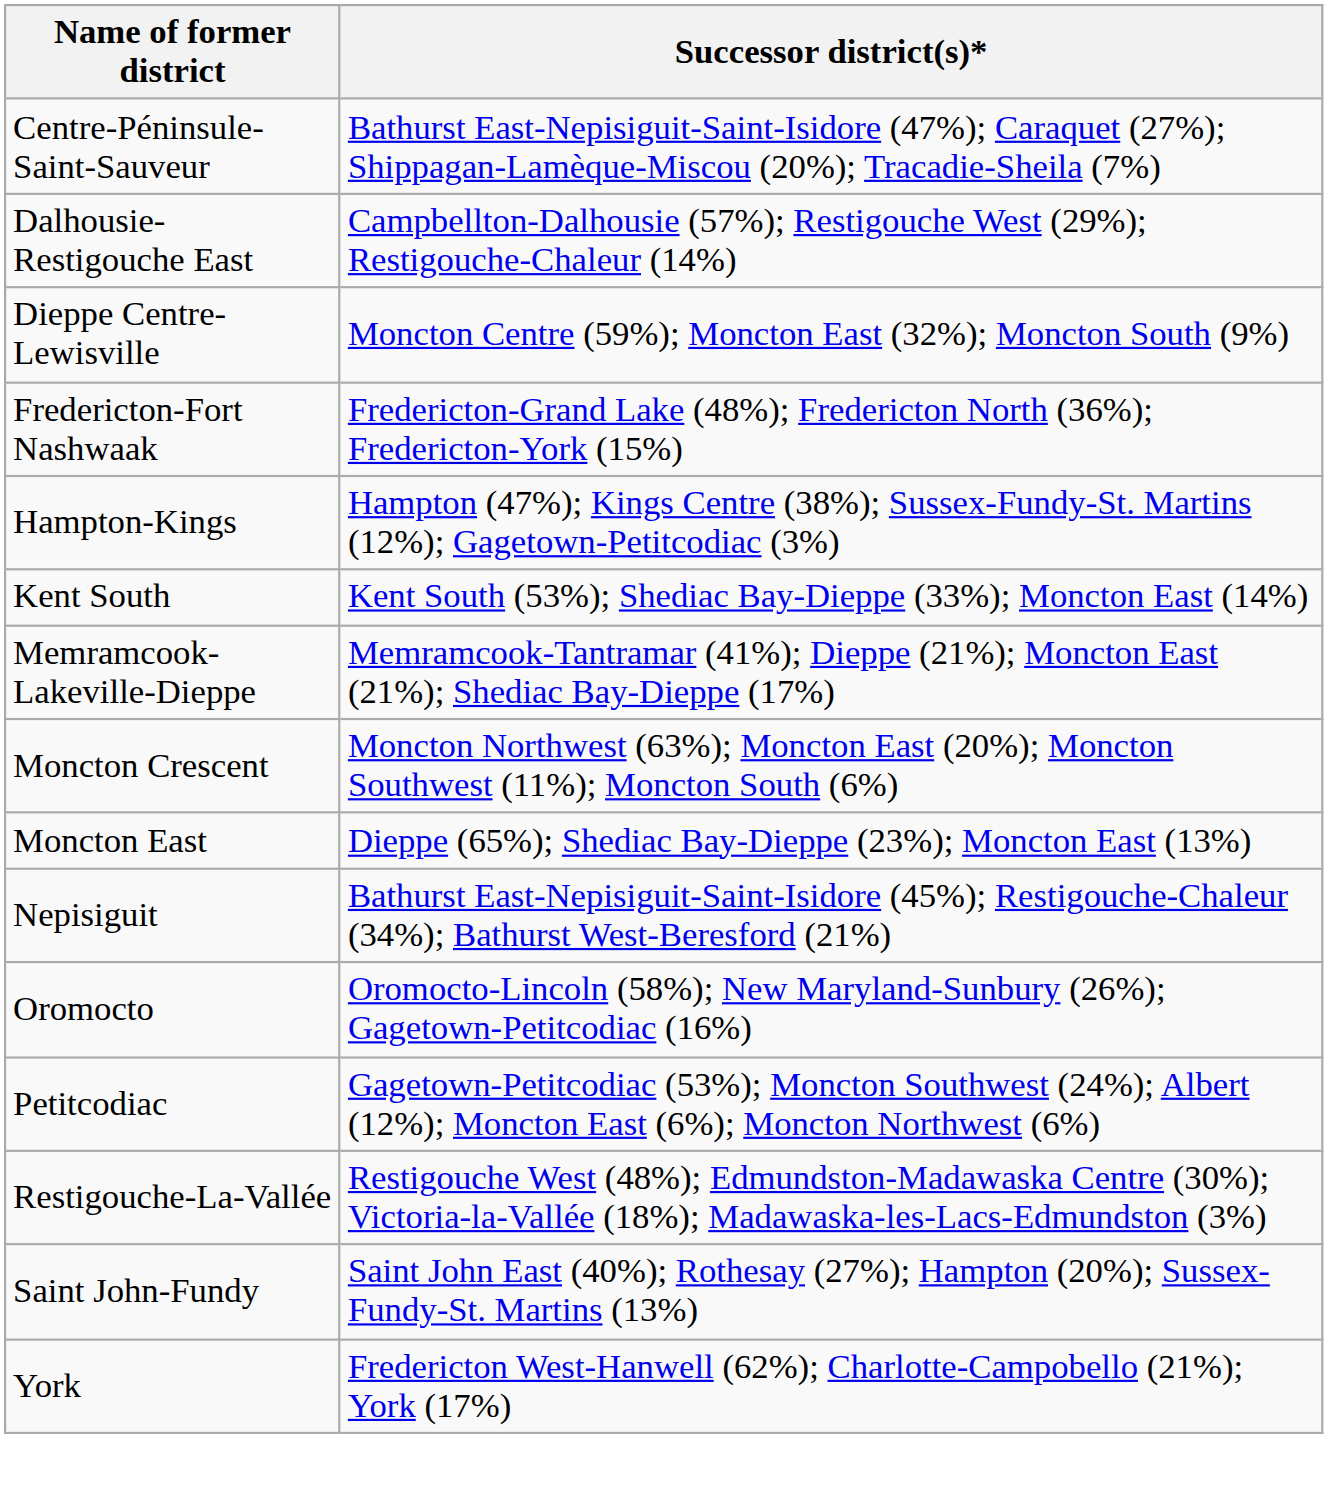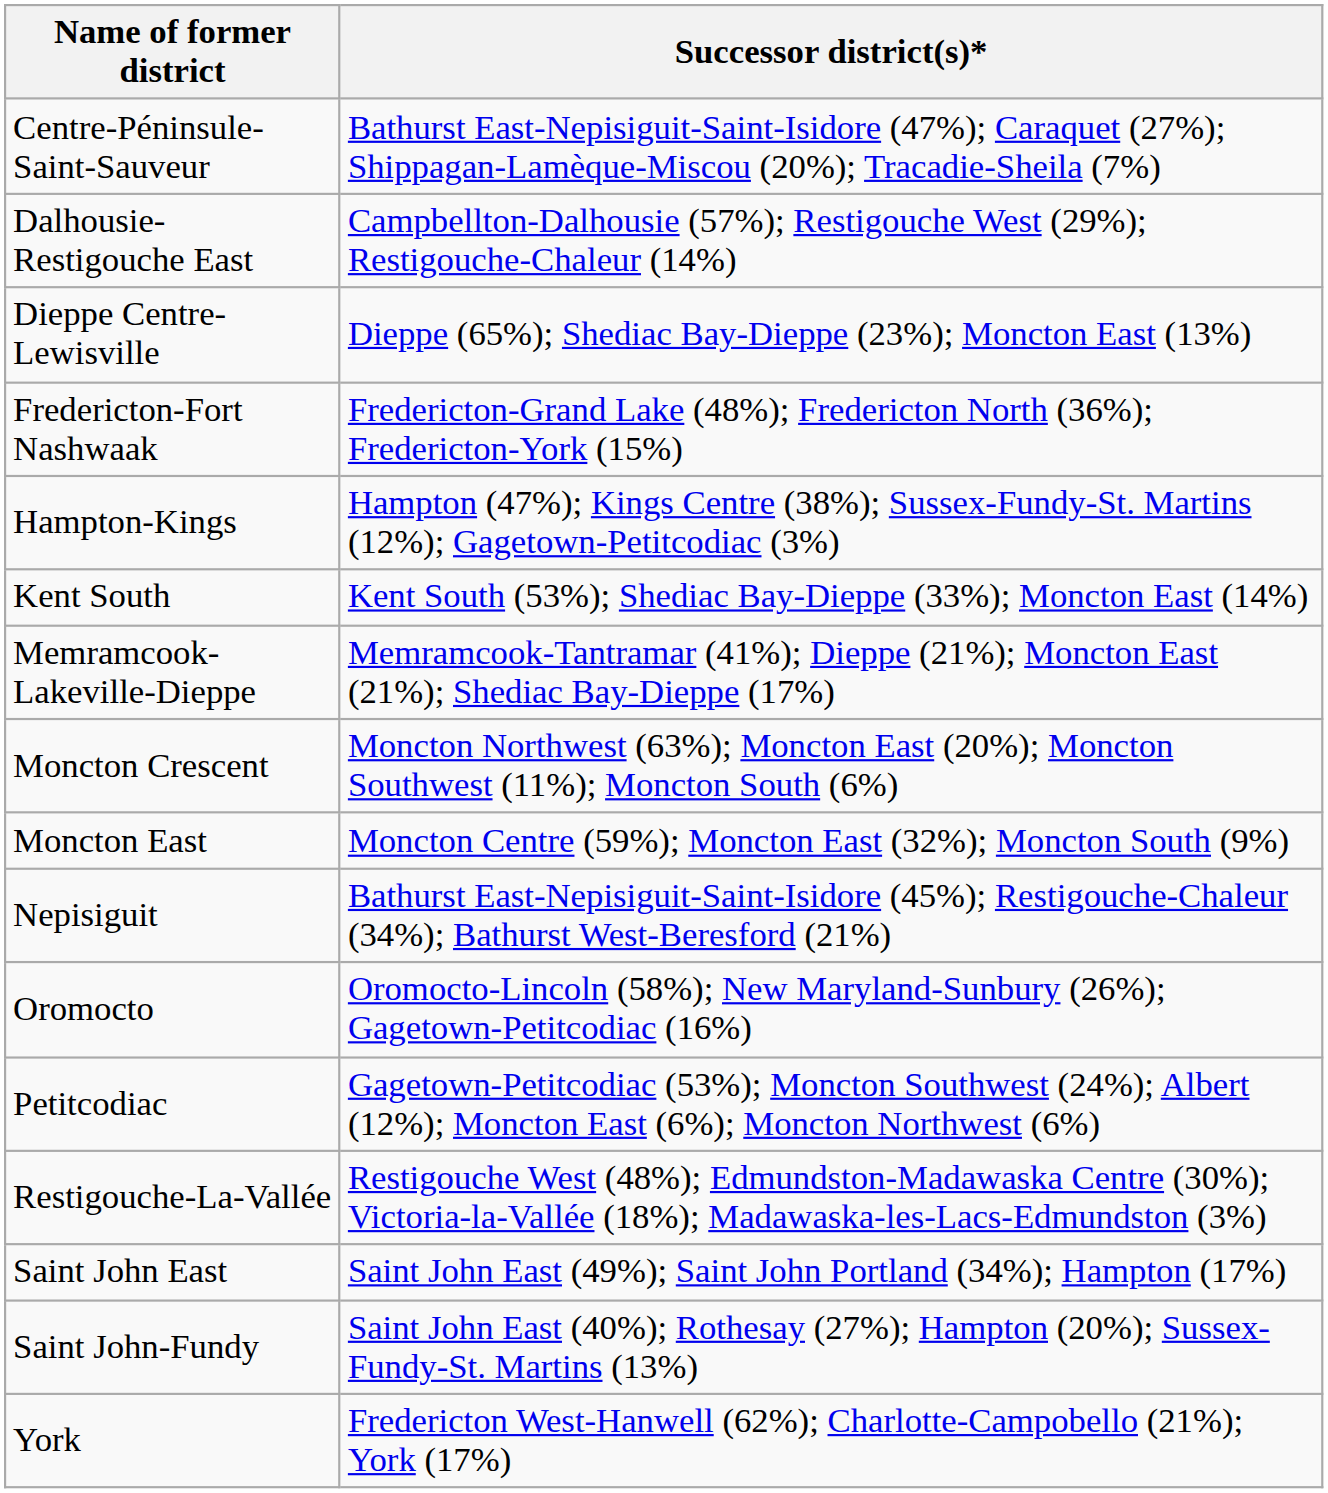(818, 333) Moncton Centre (59%); Moncton East (32%); Moncton South (9%) -> (800, 333) Dieppe (65%); Shediac Bay-Dieppe (23%); Moncton East (13%)
(800, 840) Dieppe (65%); Shediac Bay-Dieppe (23%); Moncton East (13%) -> (818, 840) Moncton Centre (59%); Moncton East (32%); Moncton South (9%)
+ row: (120, 1271)
